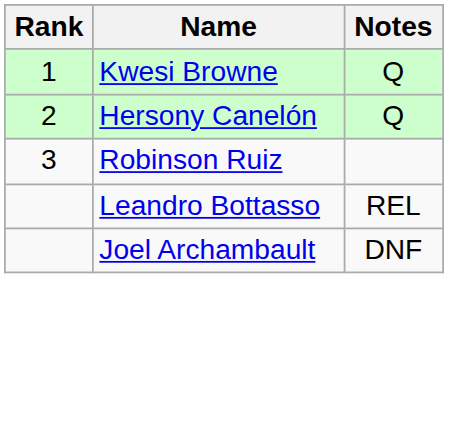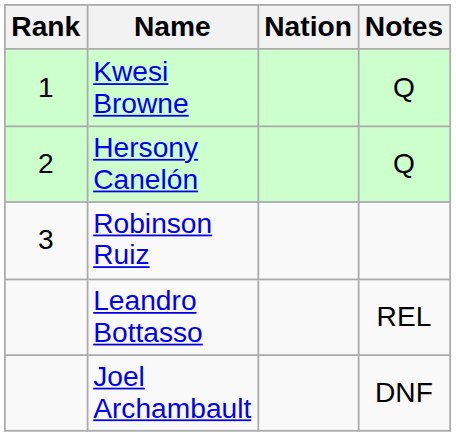+ column: (308, 26)
